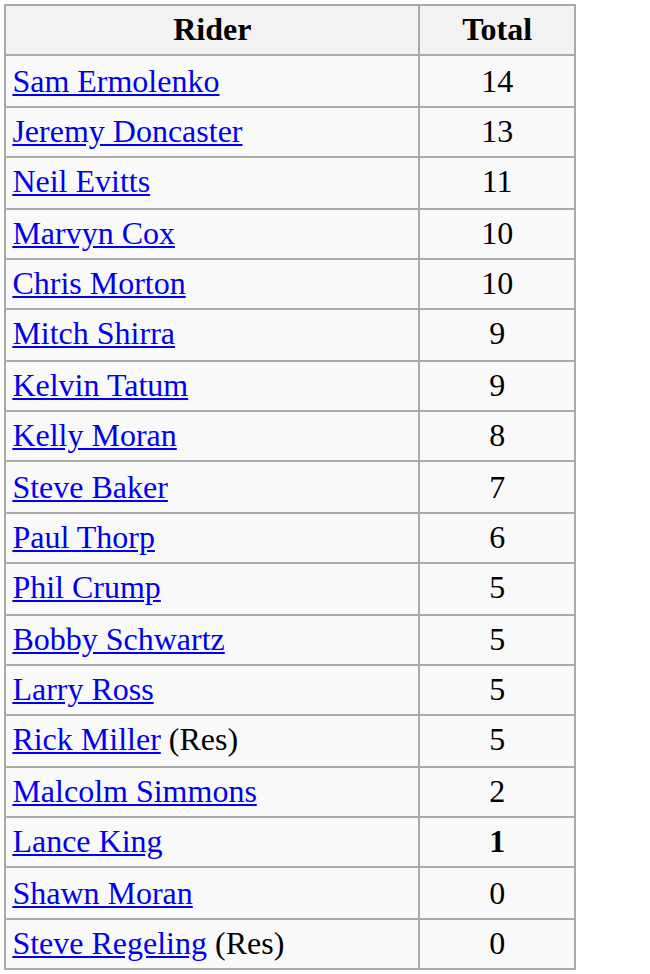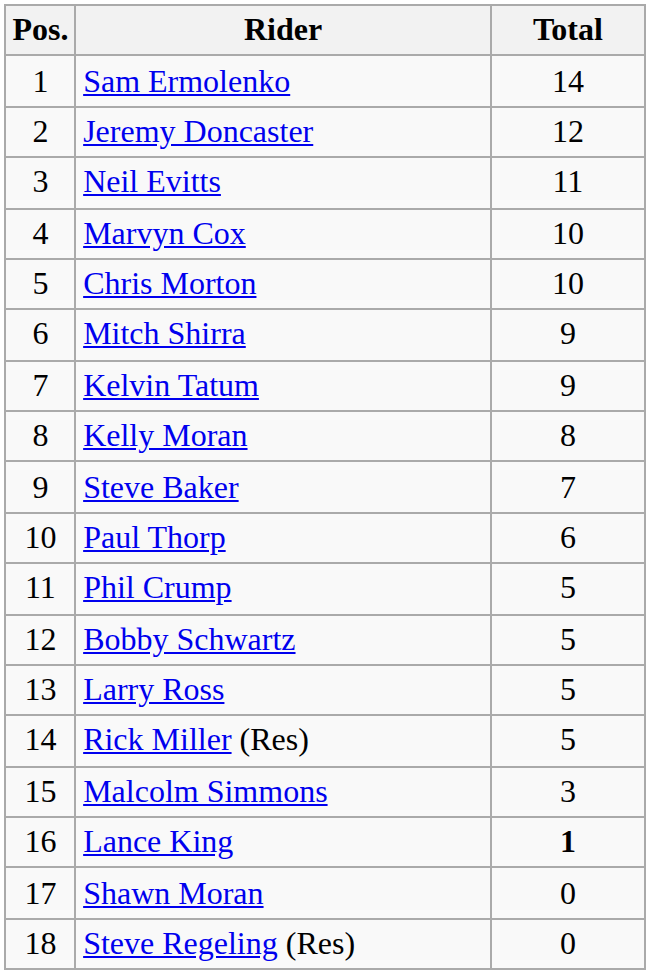+ column: (40, 29)
(497, 131) 13 -> (568, 131) 12
(497, 791) 2 -> (568, 791) 3
